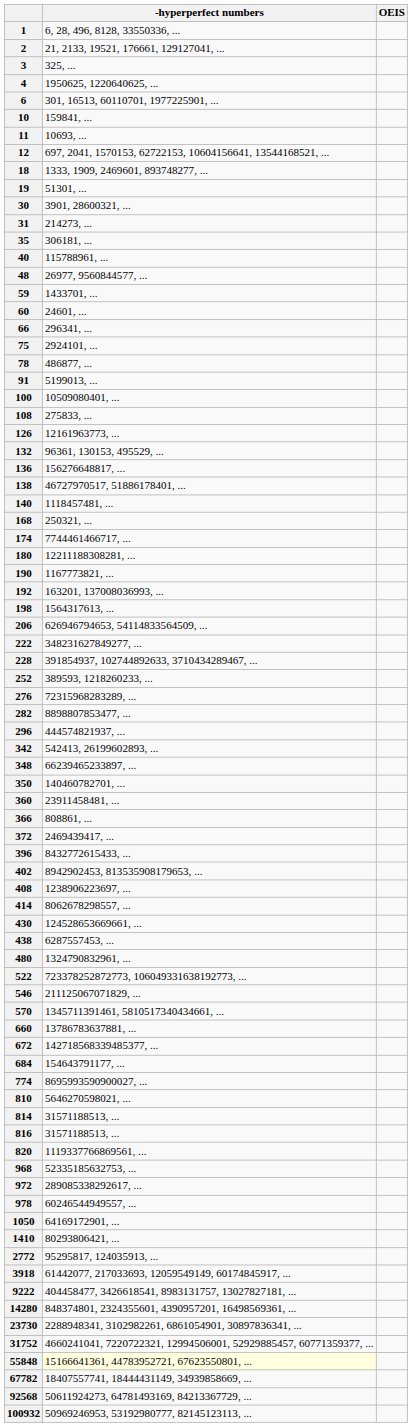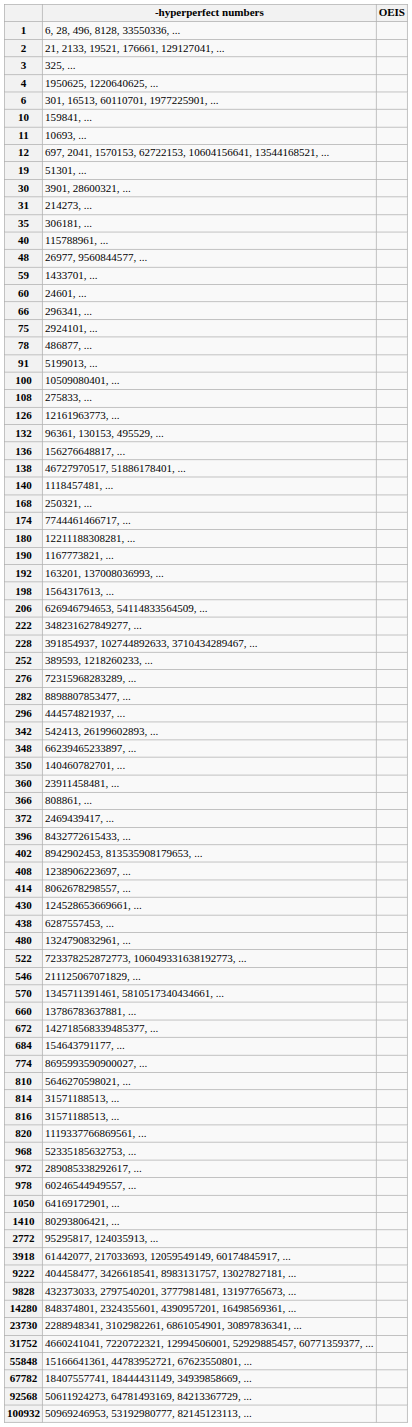- row: (23, 170)
+ row: (23, 1291)
(149, 1361) lightyellow background -> (149, 1361) no background
